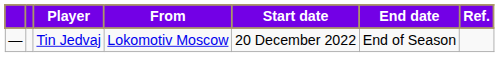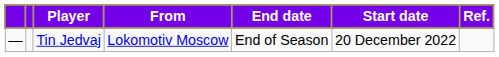columns swapped: (296, 16) <-> (409, 16)
